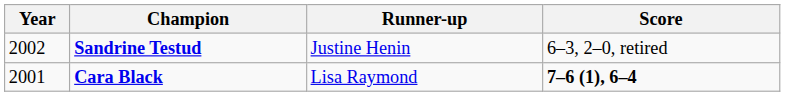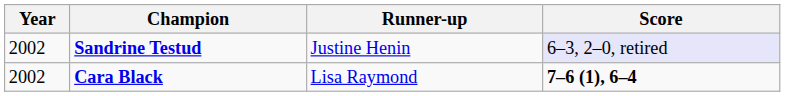(607, 47) no background -> (607, 47) lavender background
(27, 76) 2001 -> (27, 76) 2002
